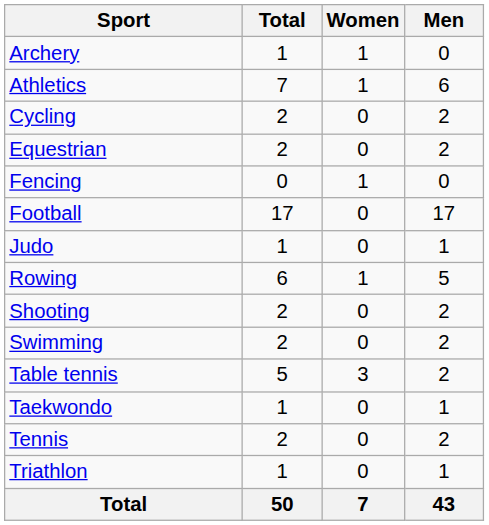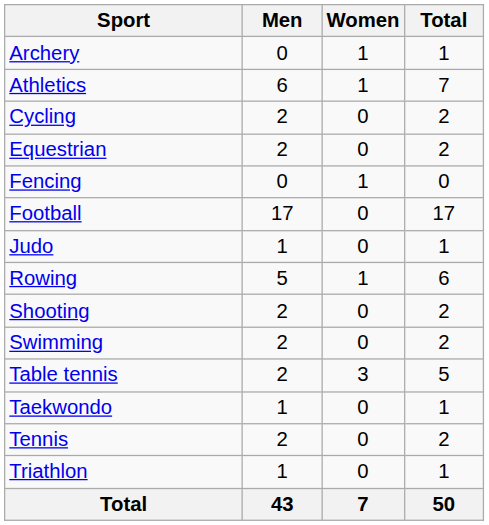columns swapped: (444, 20) <-> (282, 20)
